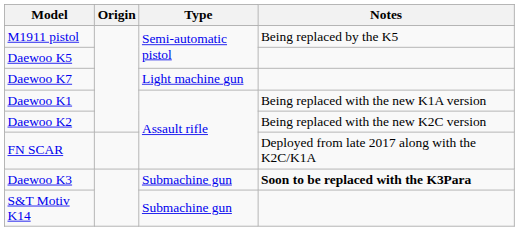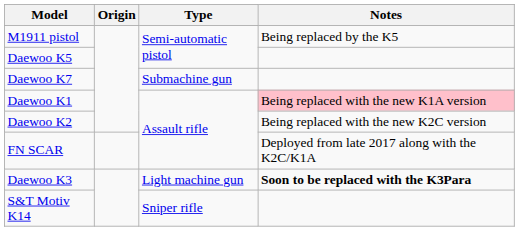(193, 79) Light machine gun -> (187, 79) Submachine gun
(374, 100) no background -> (374, 100) pink background
(187, 179) Submachine gun -> (193, 179) Light machine gun
(187, 208) Submachine gun -> (172, 208) Sniper rifle
